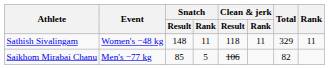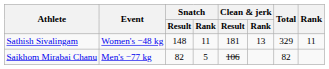(233, 42) 118 -> (233, 42) 181
(261, 42) 11 -> (261, 42) 13
(179, 57) 85 -> (179, 57) 82
